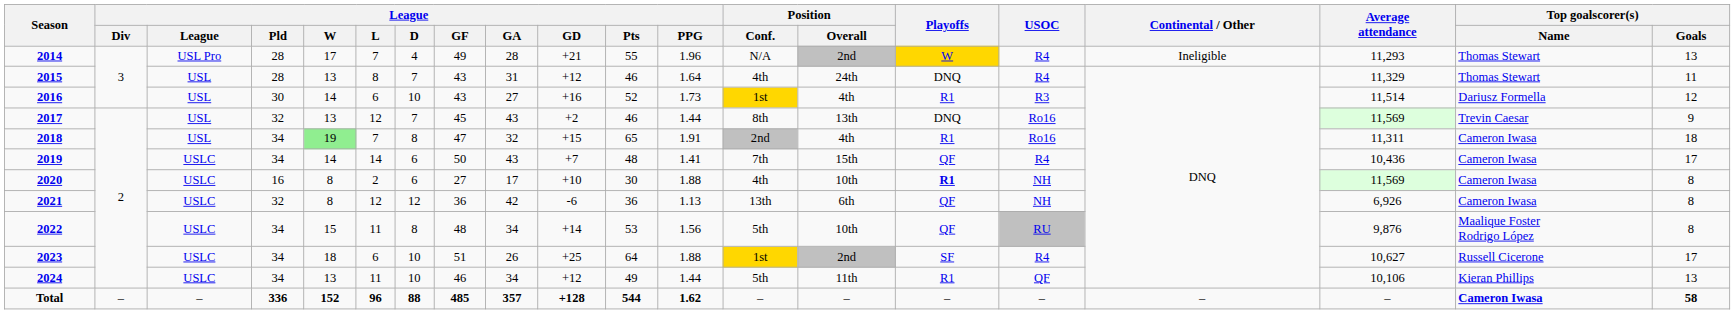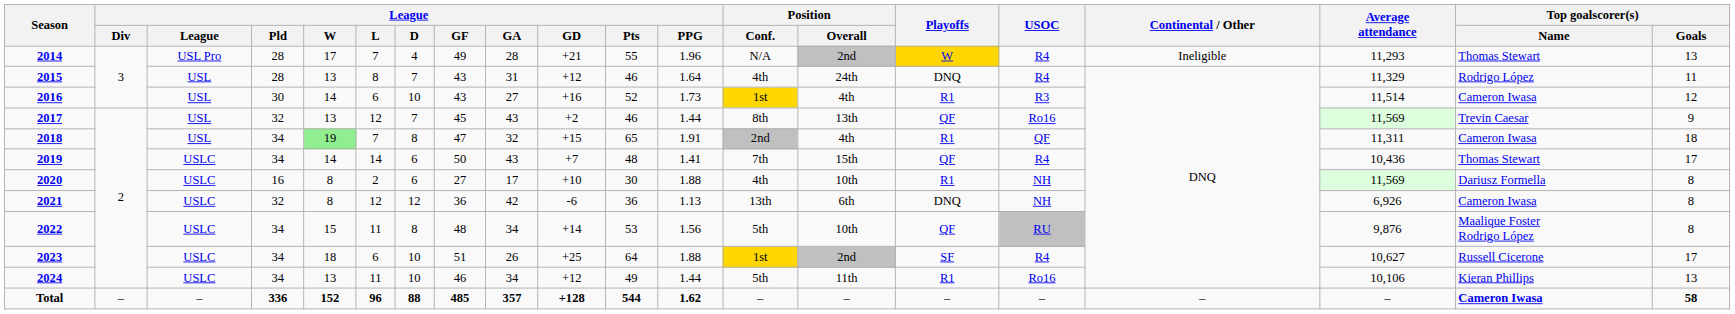(1499, 77) Thomas Stewart -> (1496, 77) Rodrigo López
(1502, 97) Dariusz Formella -> (1497, 97) Cameron Iwasa
(947, 118) DNQ -> (947, 118) QF
(1042, 139) Ro16 -> (1042, 139) QF
(1497, 159) Cameron Iwasa -> (1499, 159) Thomas Stewart
(947, 180) bold -> (947, 180) normal
(1497, 180) Cameron Iwasa -> (1502, 180) Dariusz Formella
(947, 201) QF -> (947, 201) DNQ
(1042, 277) QF -> (1042, 277) Ro16
